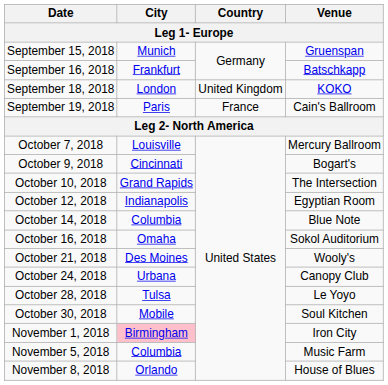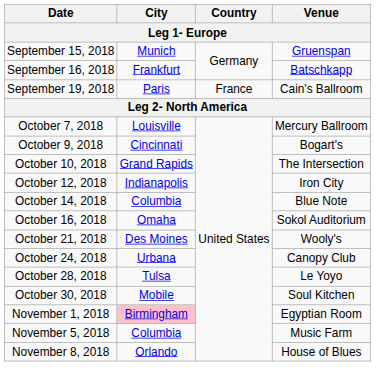- row: (61, 88)
(334, 201) Egyptian Room -> (321, 182) Iron City
(334, 333) Iron City -> (321, 314) Egyptian Room
